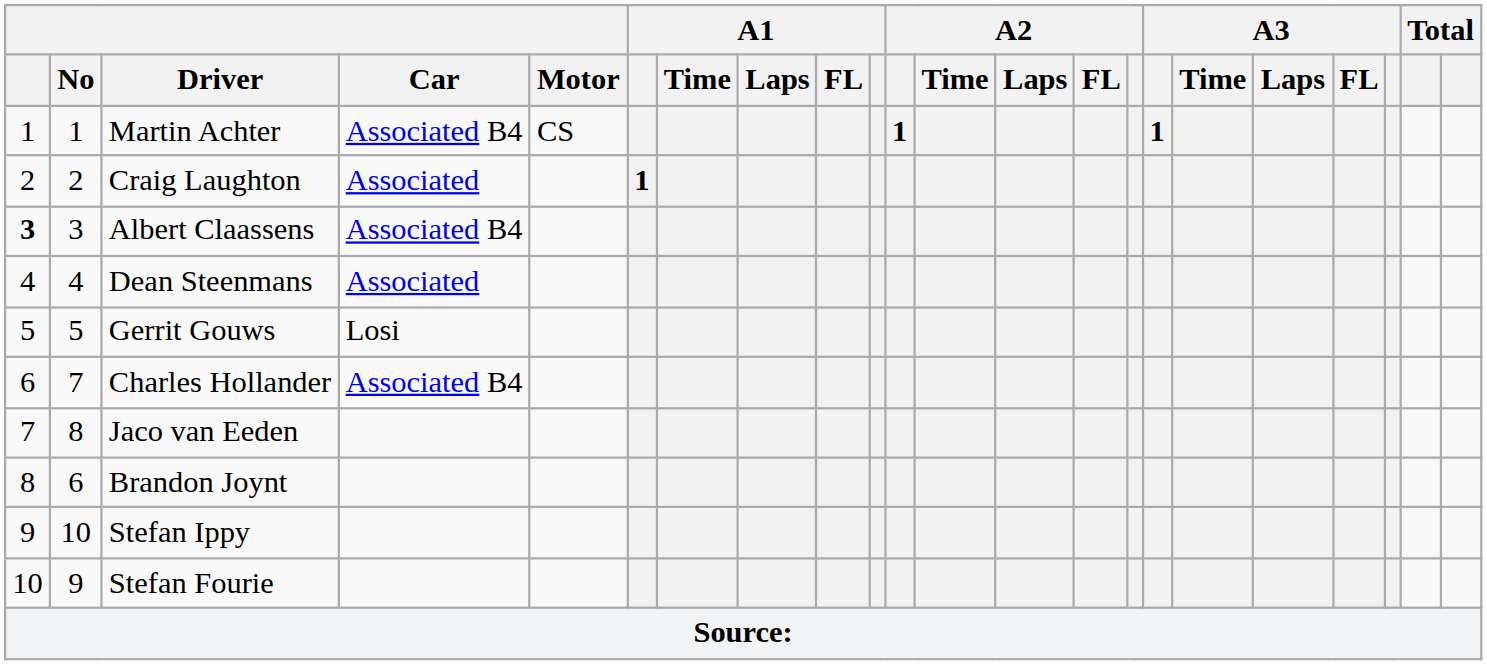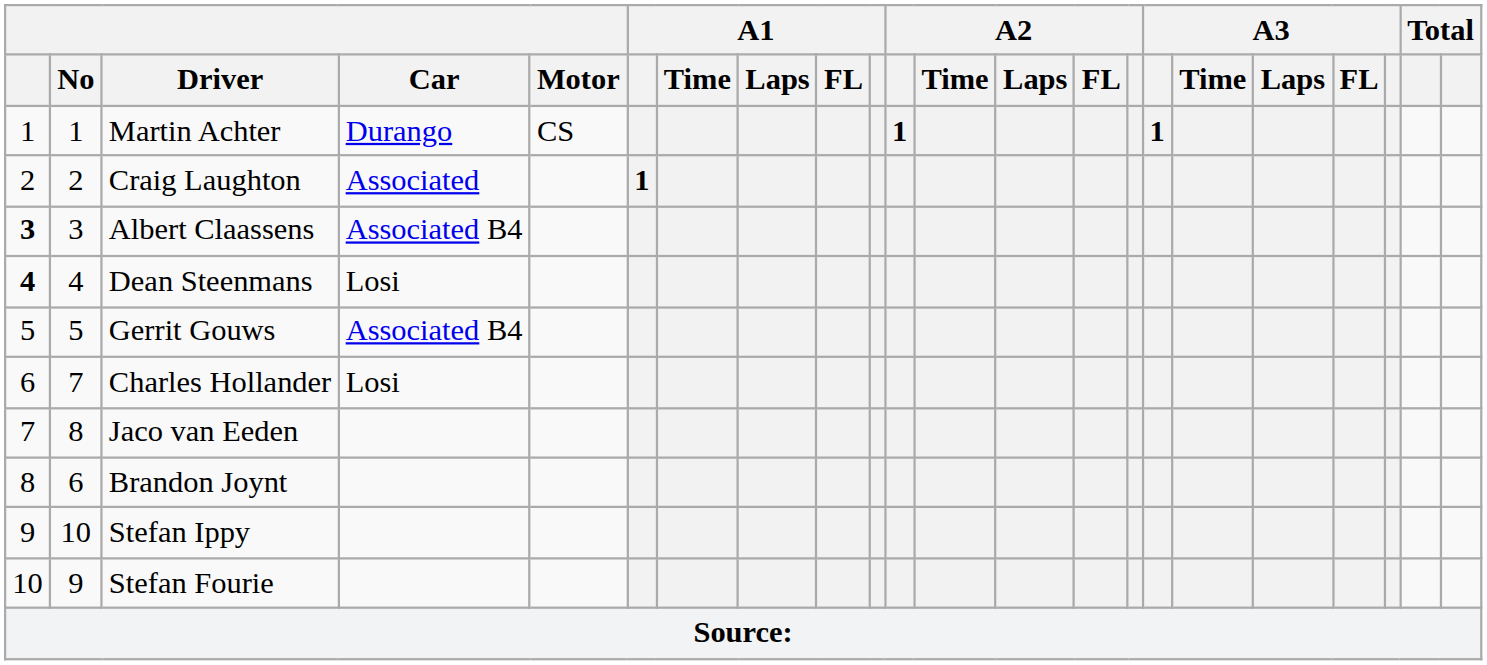(434, 129) Associated B4 -> (399, 129) Durango
(28, 280) normal -> (28, 280) bold
(412, 280) Associated -> (373, 280) Losi
(373, 330) Losi -> (434, 330) Associated B4
(434, 381) Associated B4 -> (373, 381) Losi
